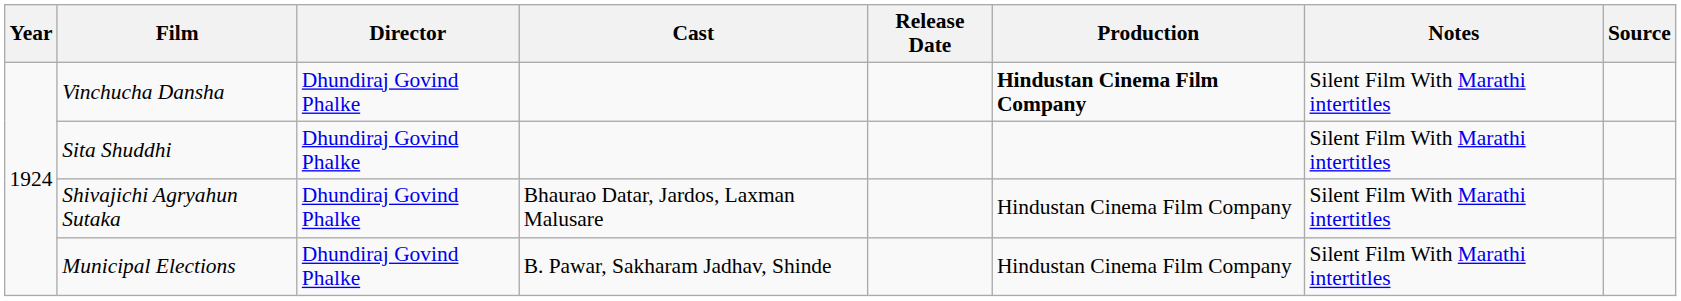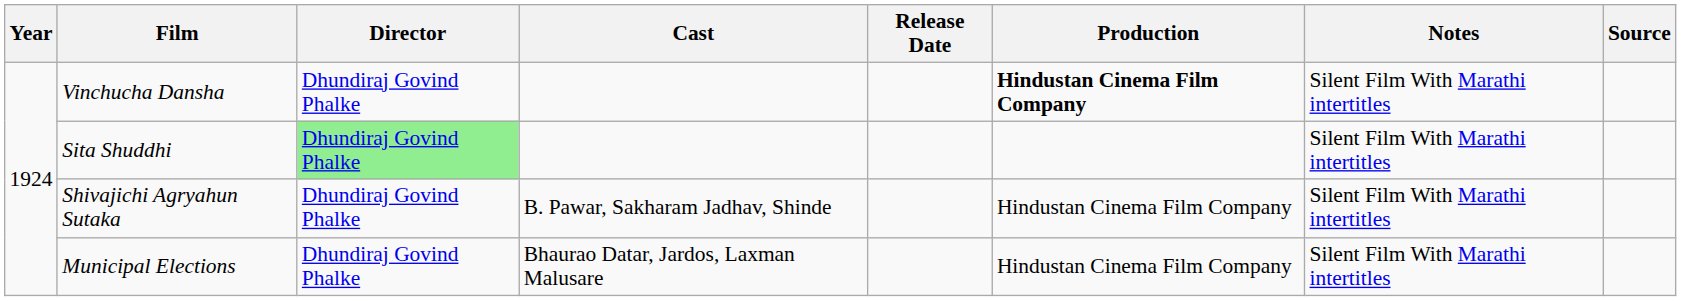(380, 149) no background -> (380, 149) lightgreen background
(659, 207) Bhaurao Datar, Jardos, Laxman Malusare -> (678, 207) B. Pawar, Sakharam Jadhav, Shinde
(678, 266) B. Pawar, Sakharam Jadhav, Shinde -> (659, 266) Bhaurao Datar, Jardos, Laxman Malusare
